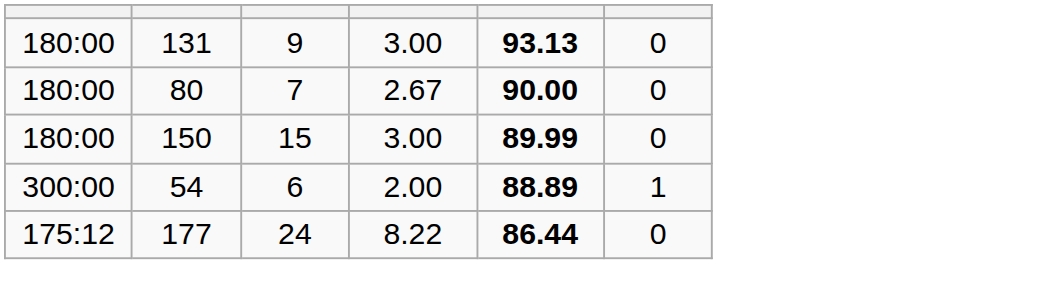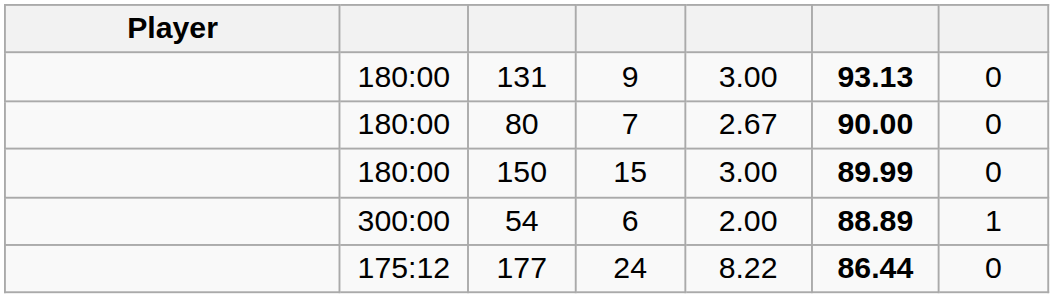+ column: (173, 28)
